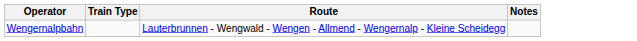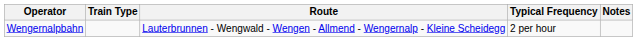+ column: (554, 12)
